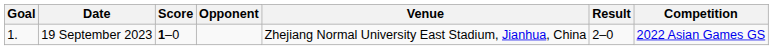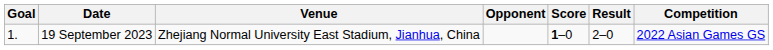columns swapped: (425, 14) <-> (176, 14)
